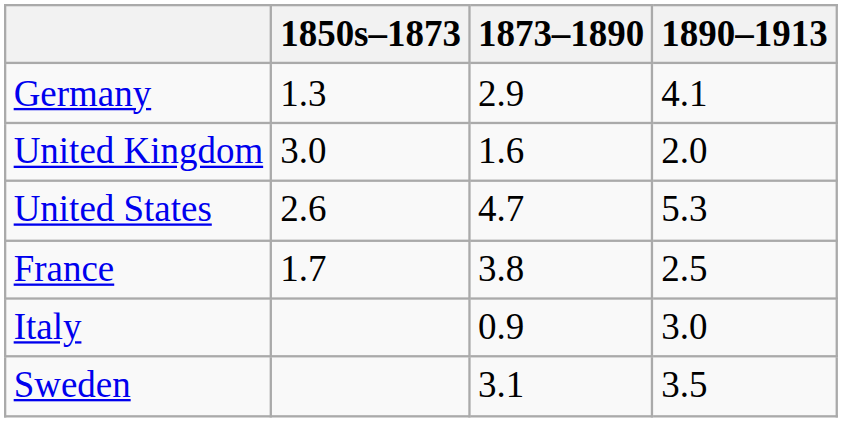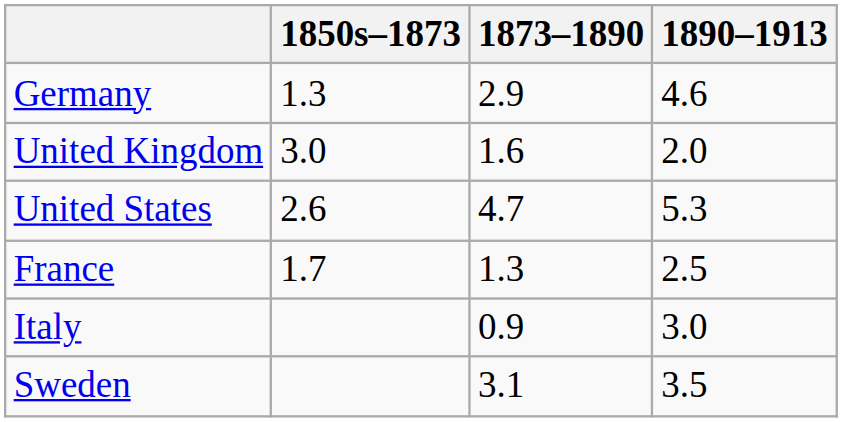(684, 92) 4.1 -> (684, 92) 4.6
(501, 268) 3.8 -> (501, 268) 1.3
